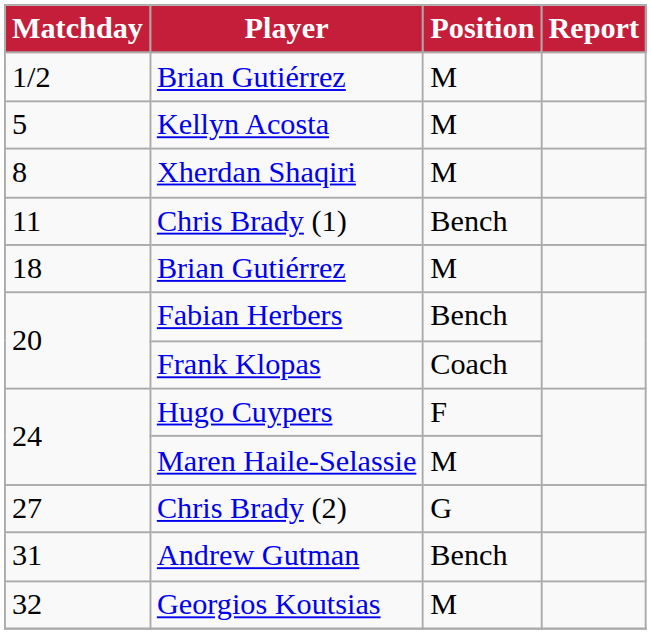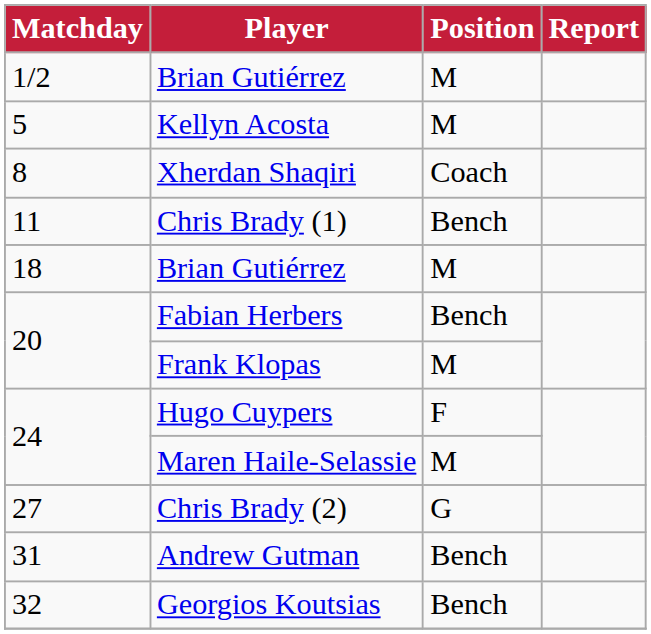(444, 172) M -> (469, 172) Coach
(469, 364) Coach -> (444, 364) M
(444, 603) M -> (469, 603) Bench
